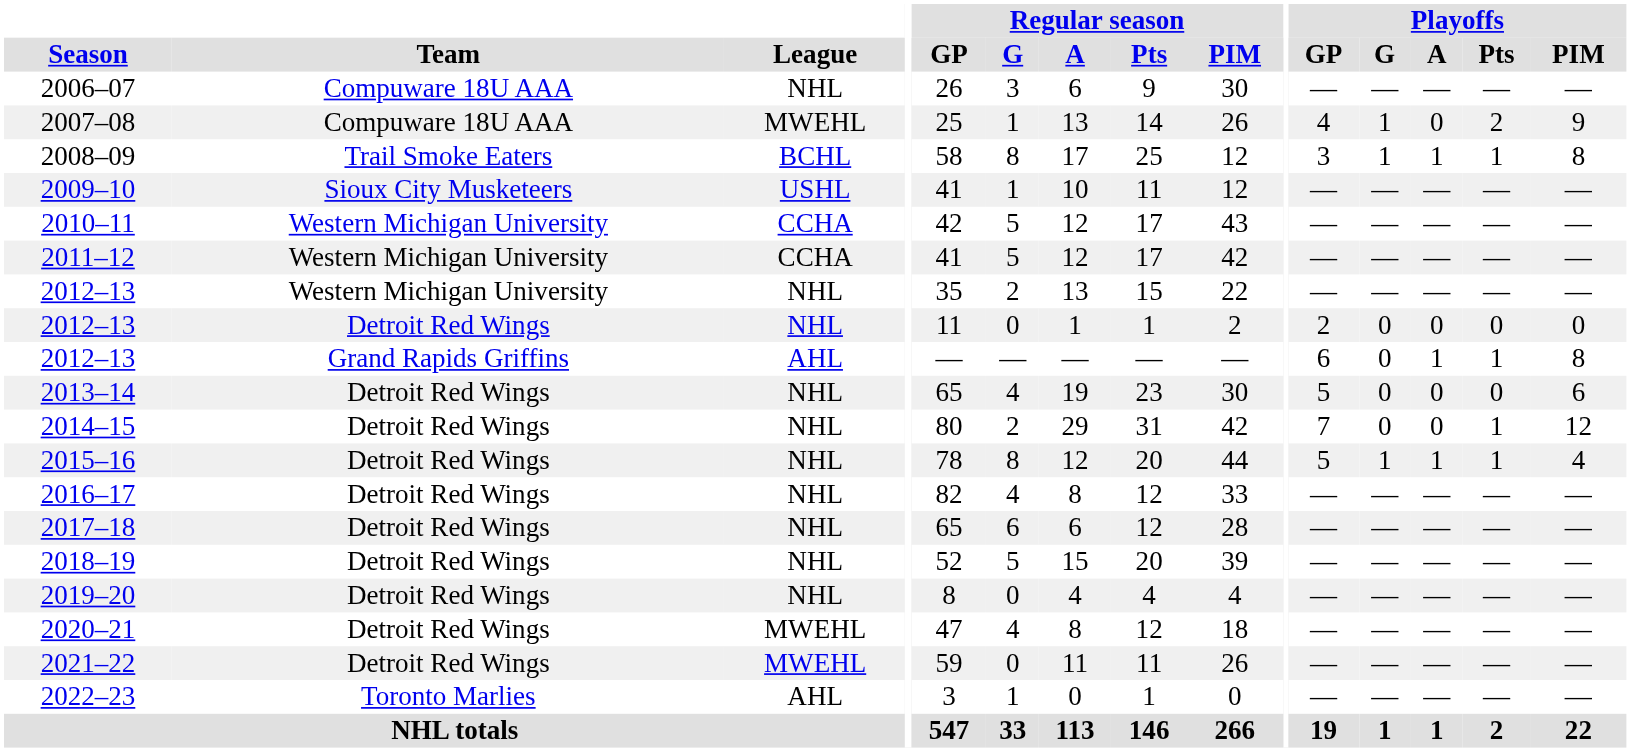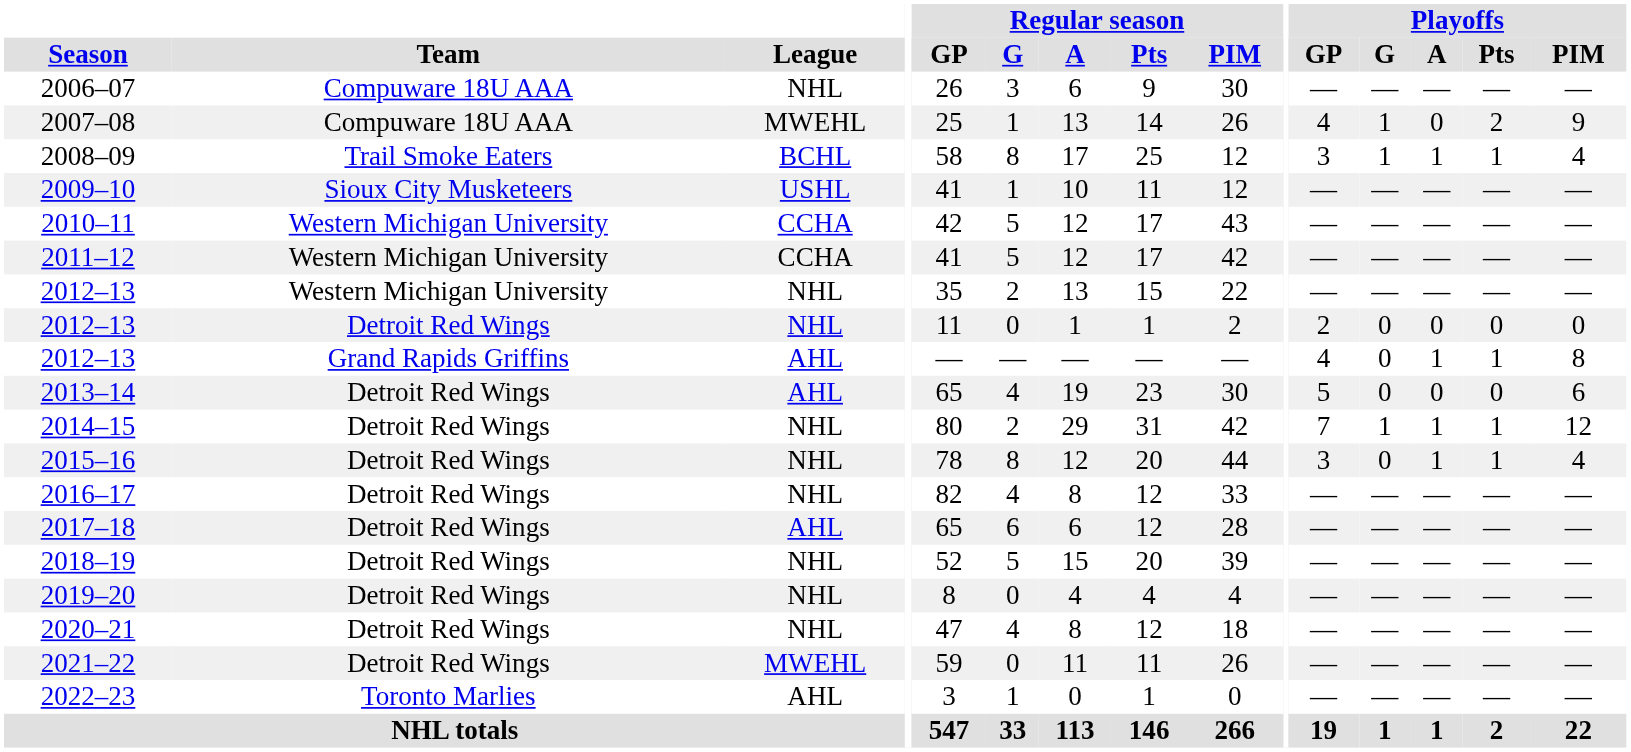(1578, 155) 8 -> (1578, 155) 4
(1324, 358) 6 -> (1324, 358) 4
(815, 392) NHL -> (815, 392) AHL
(1385, 426) 0 -> (1385, 426) 1
(1437, 426) 0 -> (1437, 426) 1
(1324, 459) 5 -> (1324, 459) 3
(1385, 459) 1 -> (1385, 459) 0
(815, 527) NHL -> (815, 527) AHL
(815, 628) MWEHL -> (815, 628) NHL
